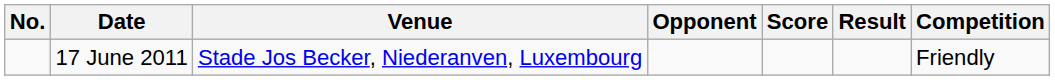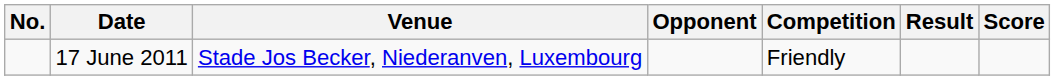columns swapped: (798, 22) <-> (980, 22)
